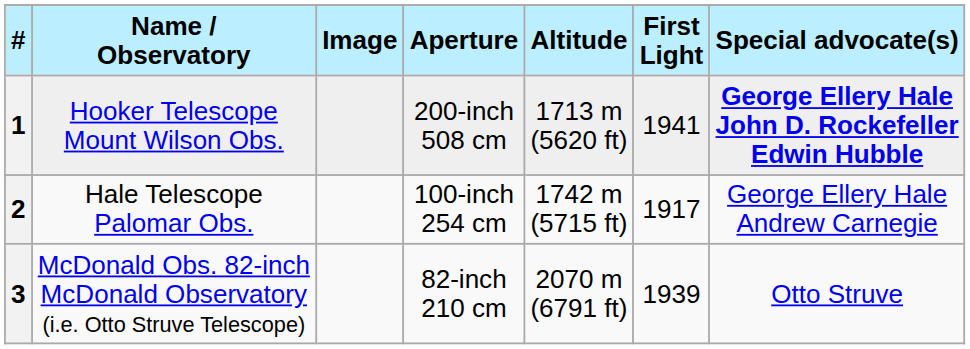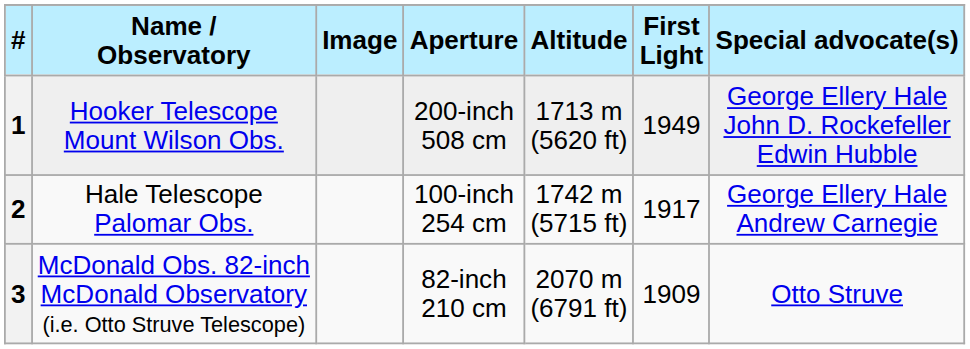(671, 125) 1941 -> (671, 125) 1949
(837, 125) bold -> (837, 125) normal
(671, 294) 1939 -> (671, 294) 1909
